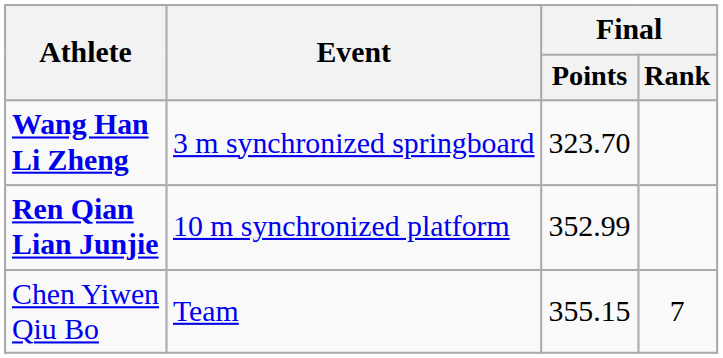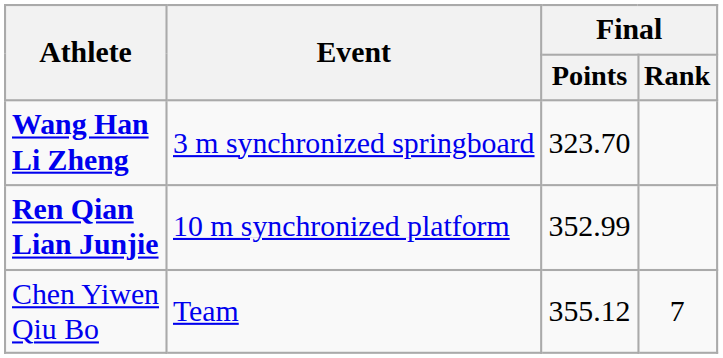(589, 311) 355.15 -> (589, 311) 355.12
